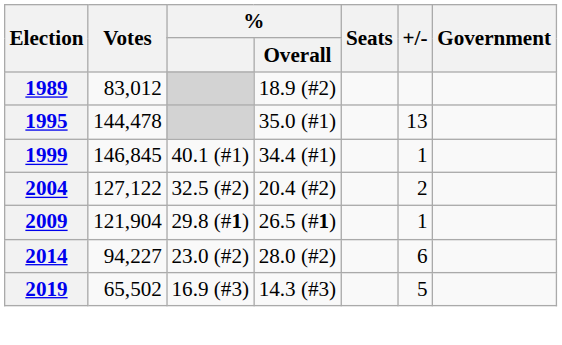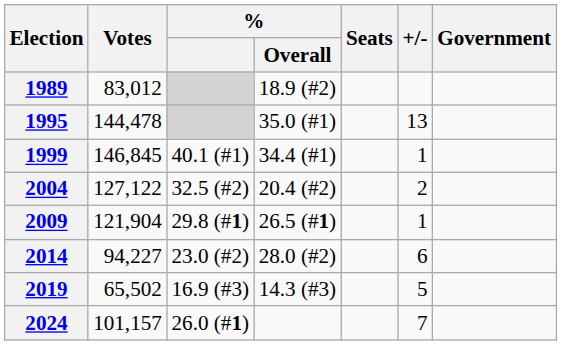+ row: (46, 322)
